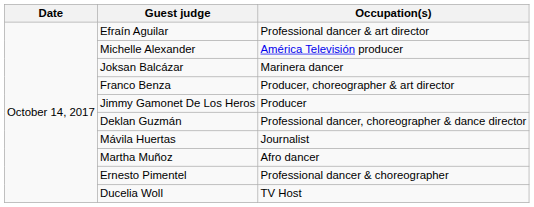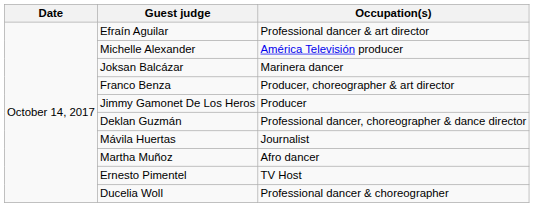(355, 175) Professional dancer & choreographer -> (281, 175) TV Host
(281, 193) TV Host -> (355, 193) Professional dancer & choreographer
